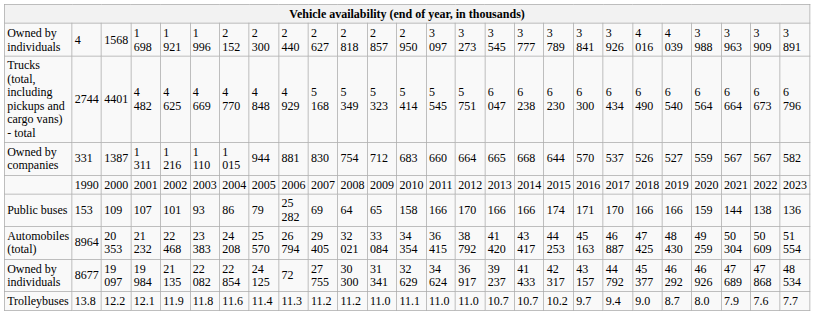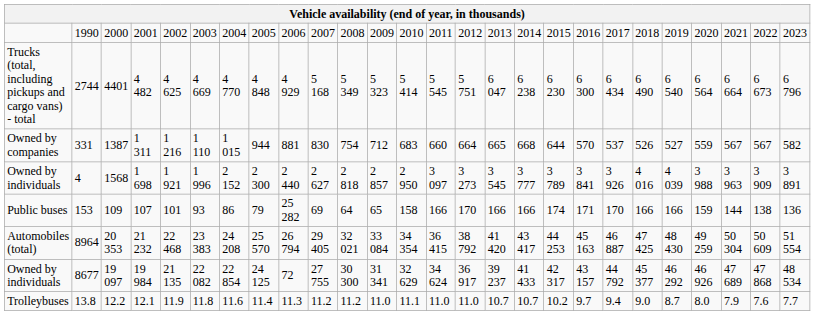rows swapped: (87, 184) <-> (78, 39)
